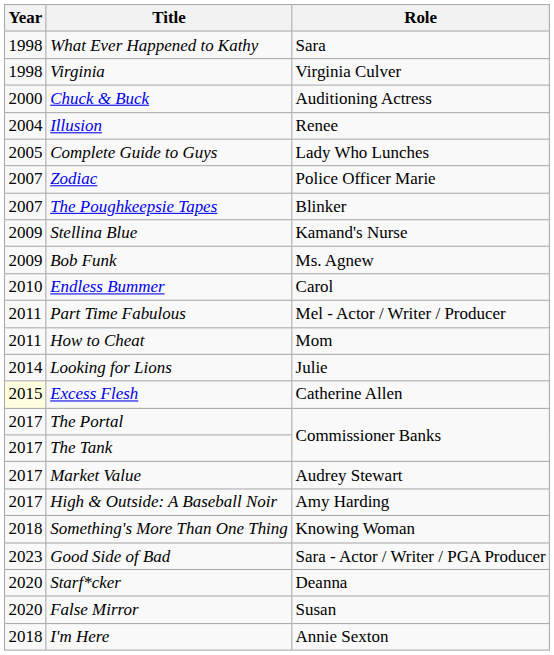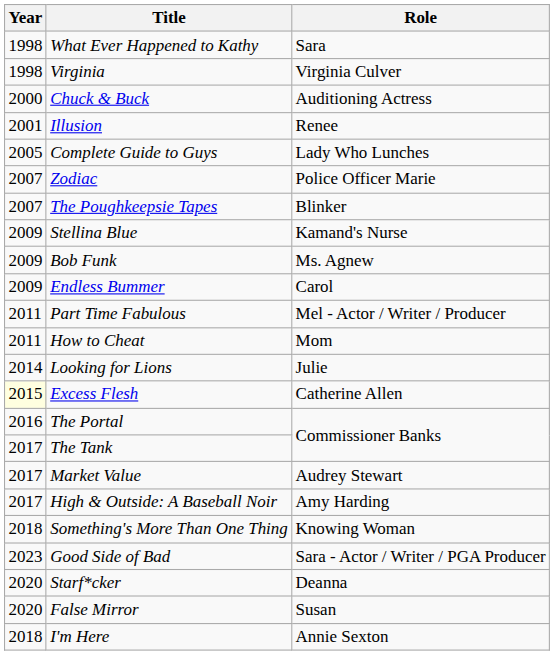(25, 125) 2004 -> (25, 125) 2001
(25, 286) 2010 -> (25, 286) 2009
(25, 421) 2017 -> (25, 421) 2016
